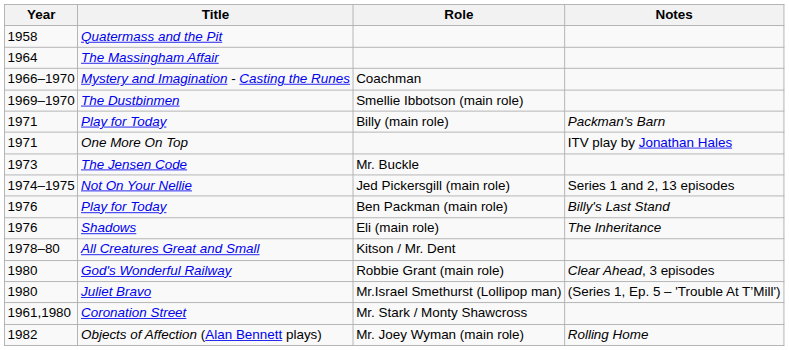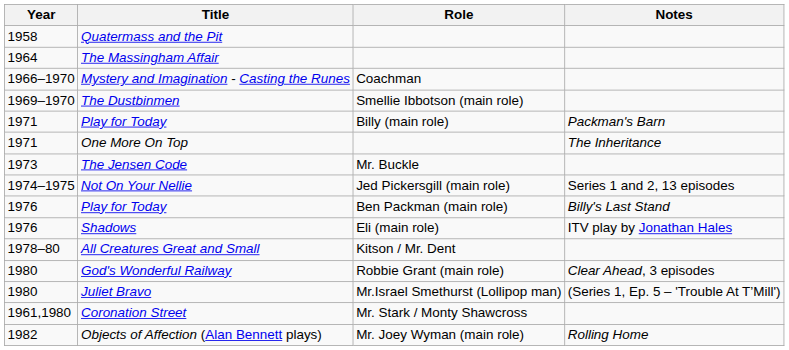(650, 143) ITV play by Jonathan Hales -> (614, 143) The Inheritance
(614, 228) The Inheritance -> (650, 228) ITV play by Jonathan Hales
